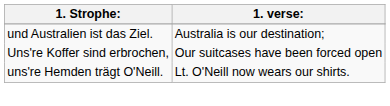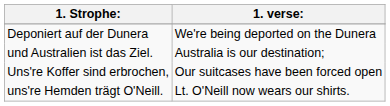+ row: (78, 34)
